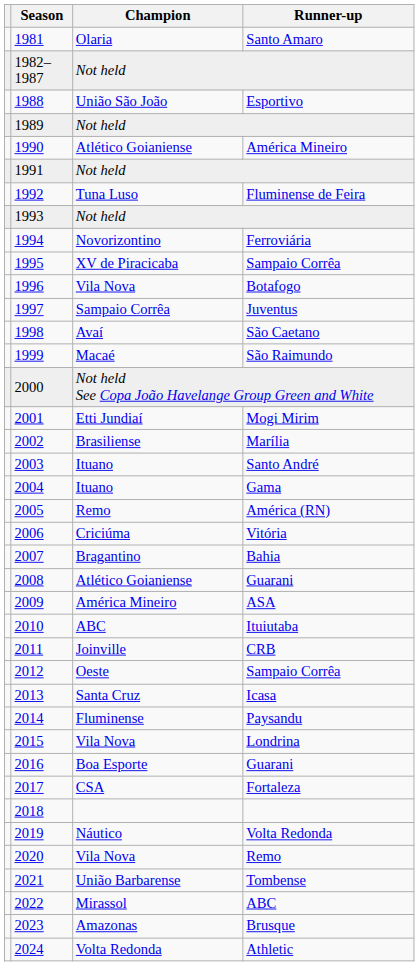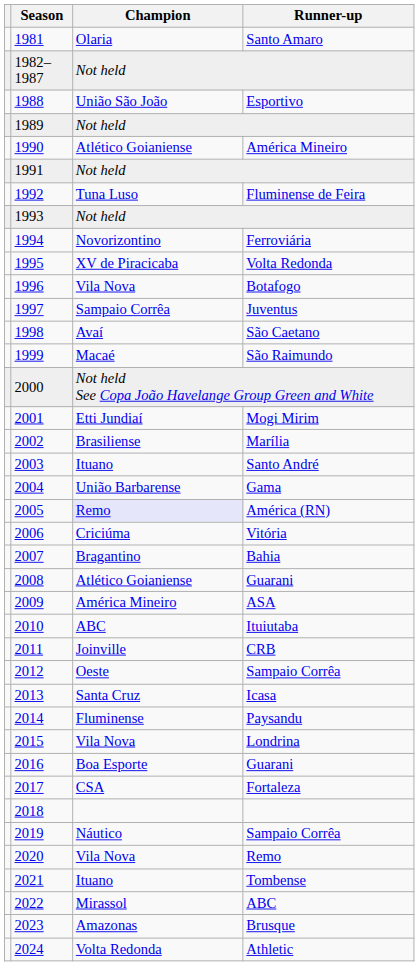(293, 263) Sampaio Corrêa -> (289, 263) Volta Redonda
(94, 487) Ituano -> (128, 487) União Barbarense
(93, 510) no background -> (93, 510) lavender background
(289, 833) Volta Redonda -> (293, 833) Sampaio Corrêa
(128, 880) União Barbarense -> (94, 880) Ituano
